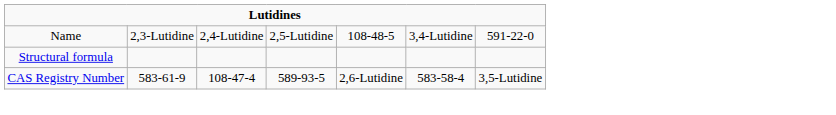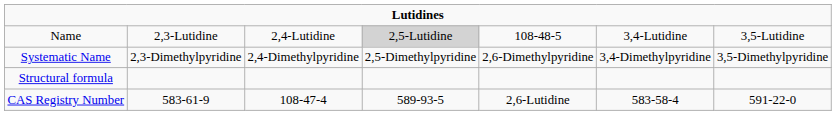(301, 36) no background -> (421, 36) lightgrey background
(510, 36) 591-22-0 -> (773, 36) 3,5-Lutidine
+ row: (66, 57)
(510, 78) 3,5-Lutidine -> (773, 100) 591-22-0
